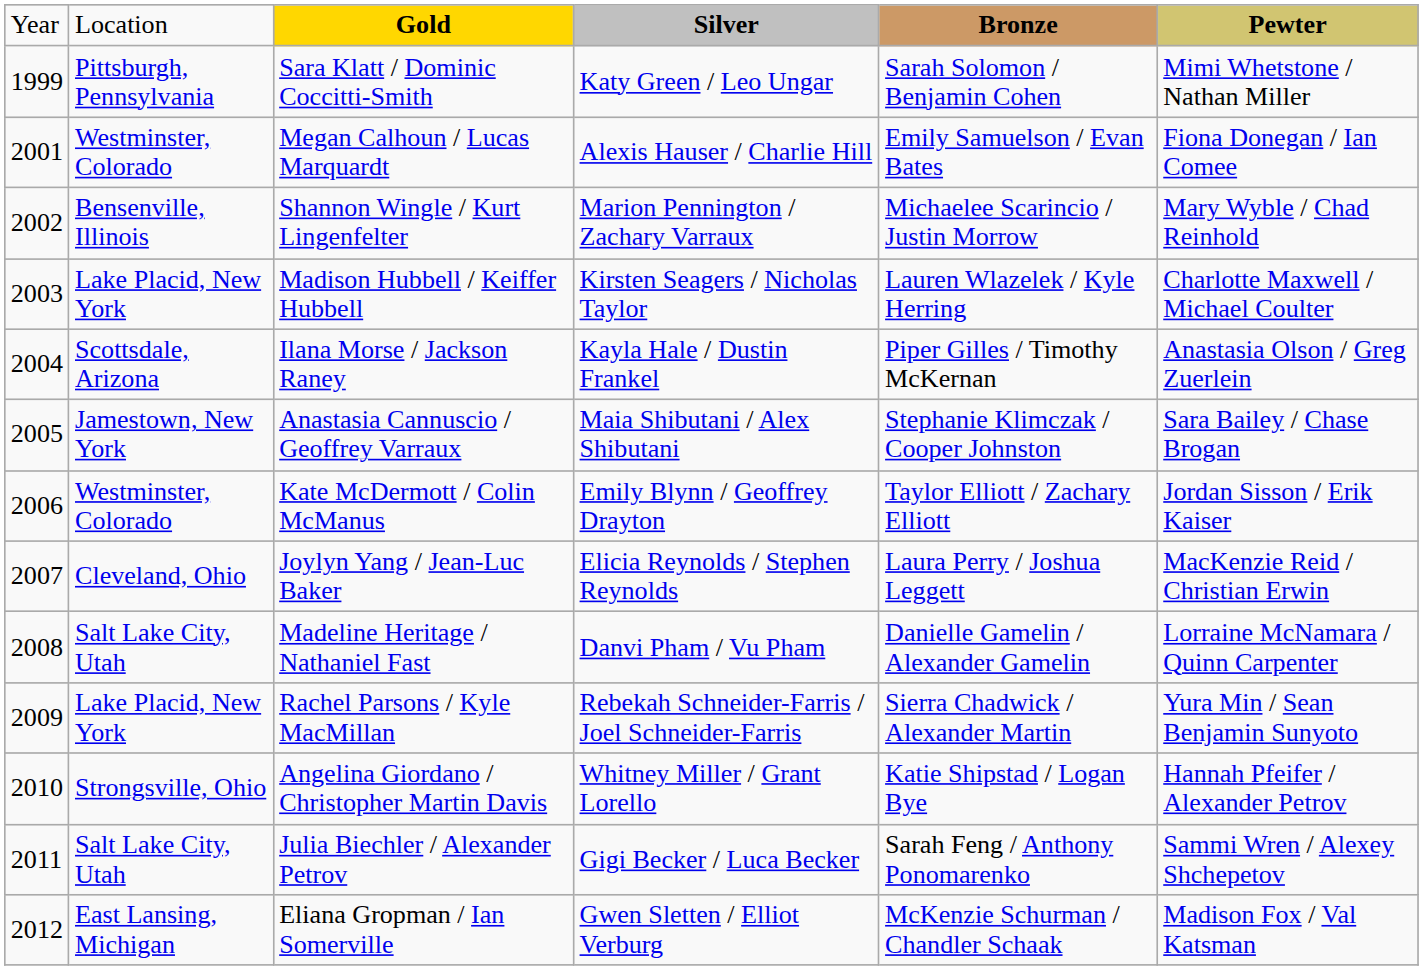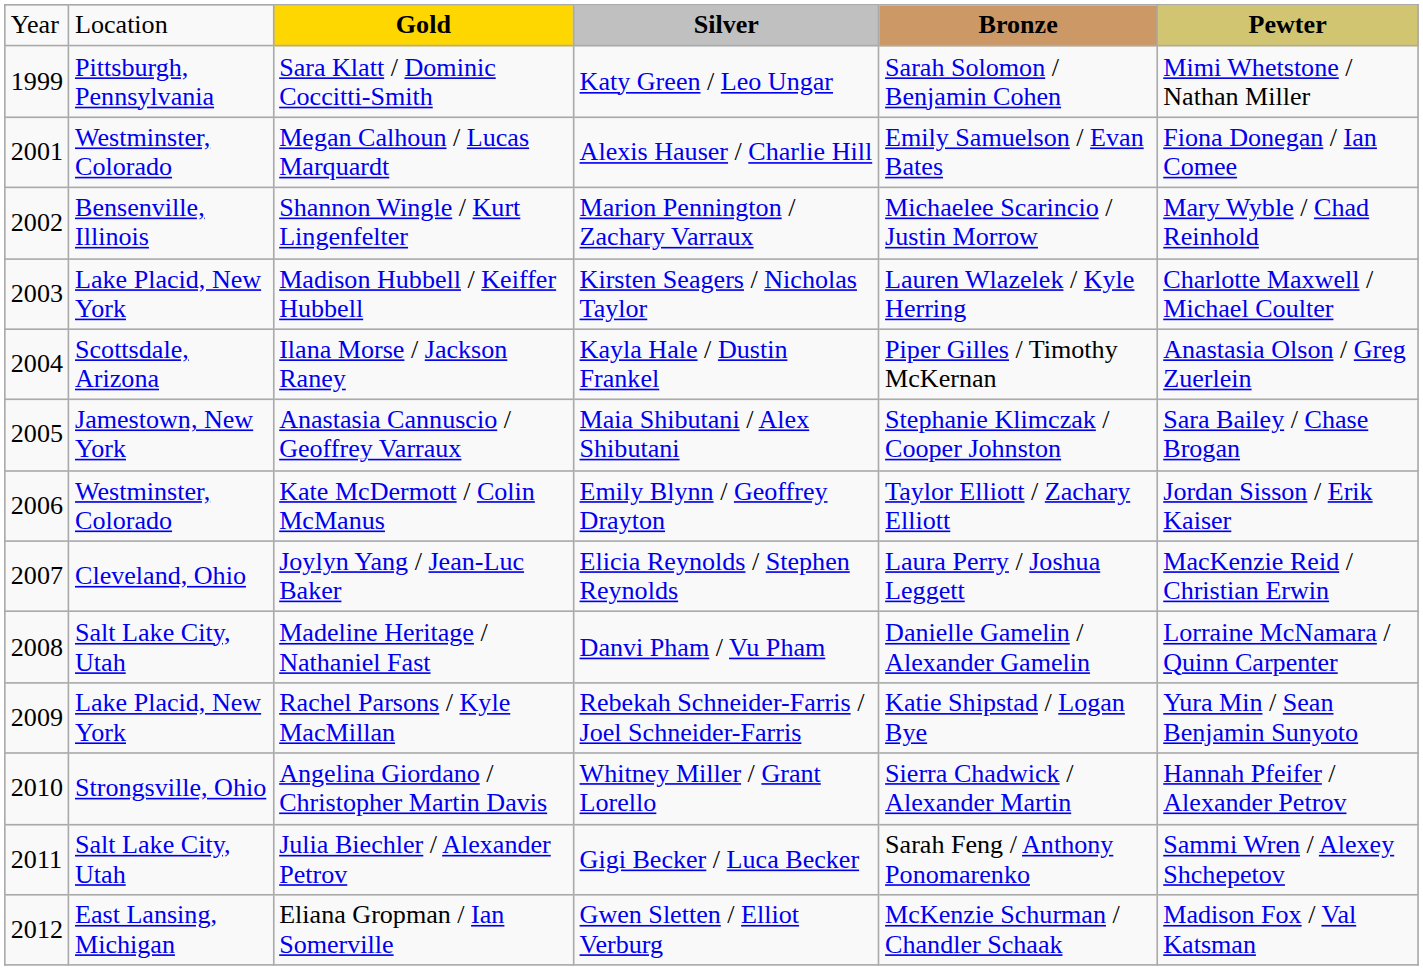(979, 717) Sierra Chadwick / Alexander Martin -> (1005, 717) Katie Shipstad / Logan Bye
(1005, 788) Katie Shipstad / Logan Bye -> (979, 788) Sierra Chadwick / Alexander Martin
